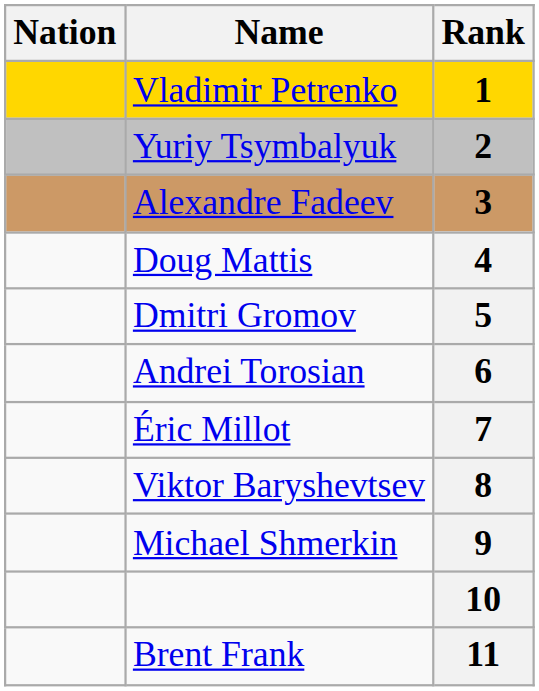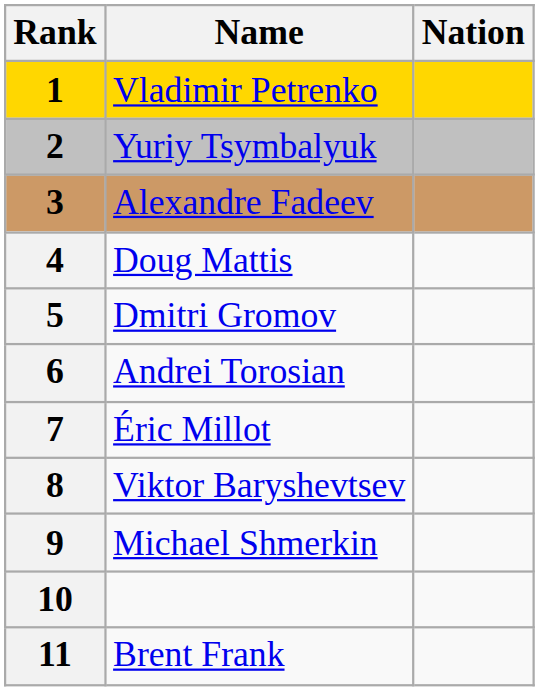columns swapped: (483, 32) <-> (65, 32)
